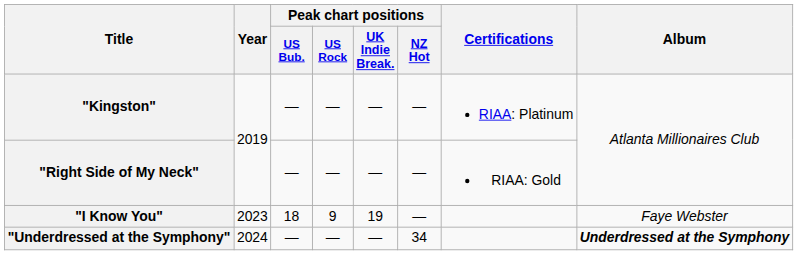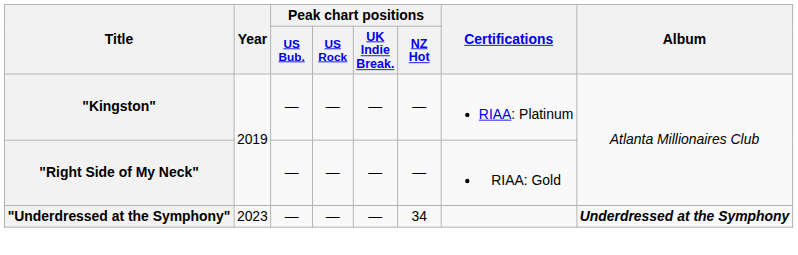- row: (119, 216)
(252, 238) 2024 -> (252, 216) 2023
